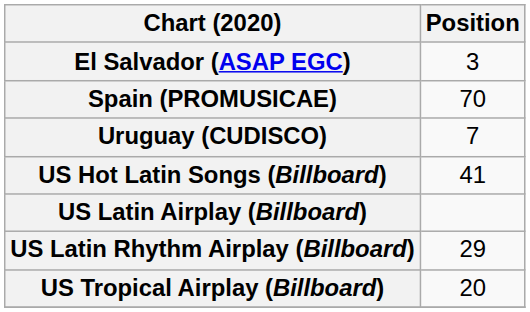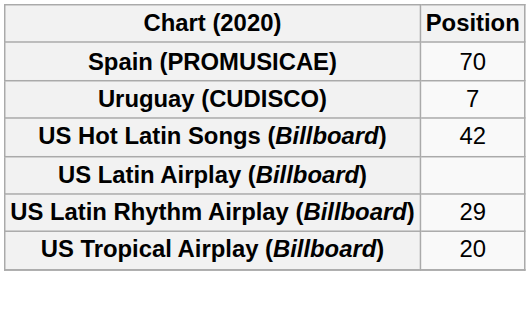- row: (212, 61)
(473, 174) 41 -> (473, 136) 42
